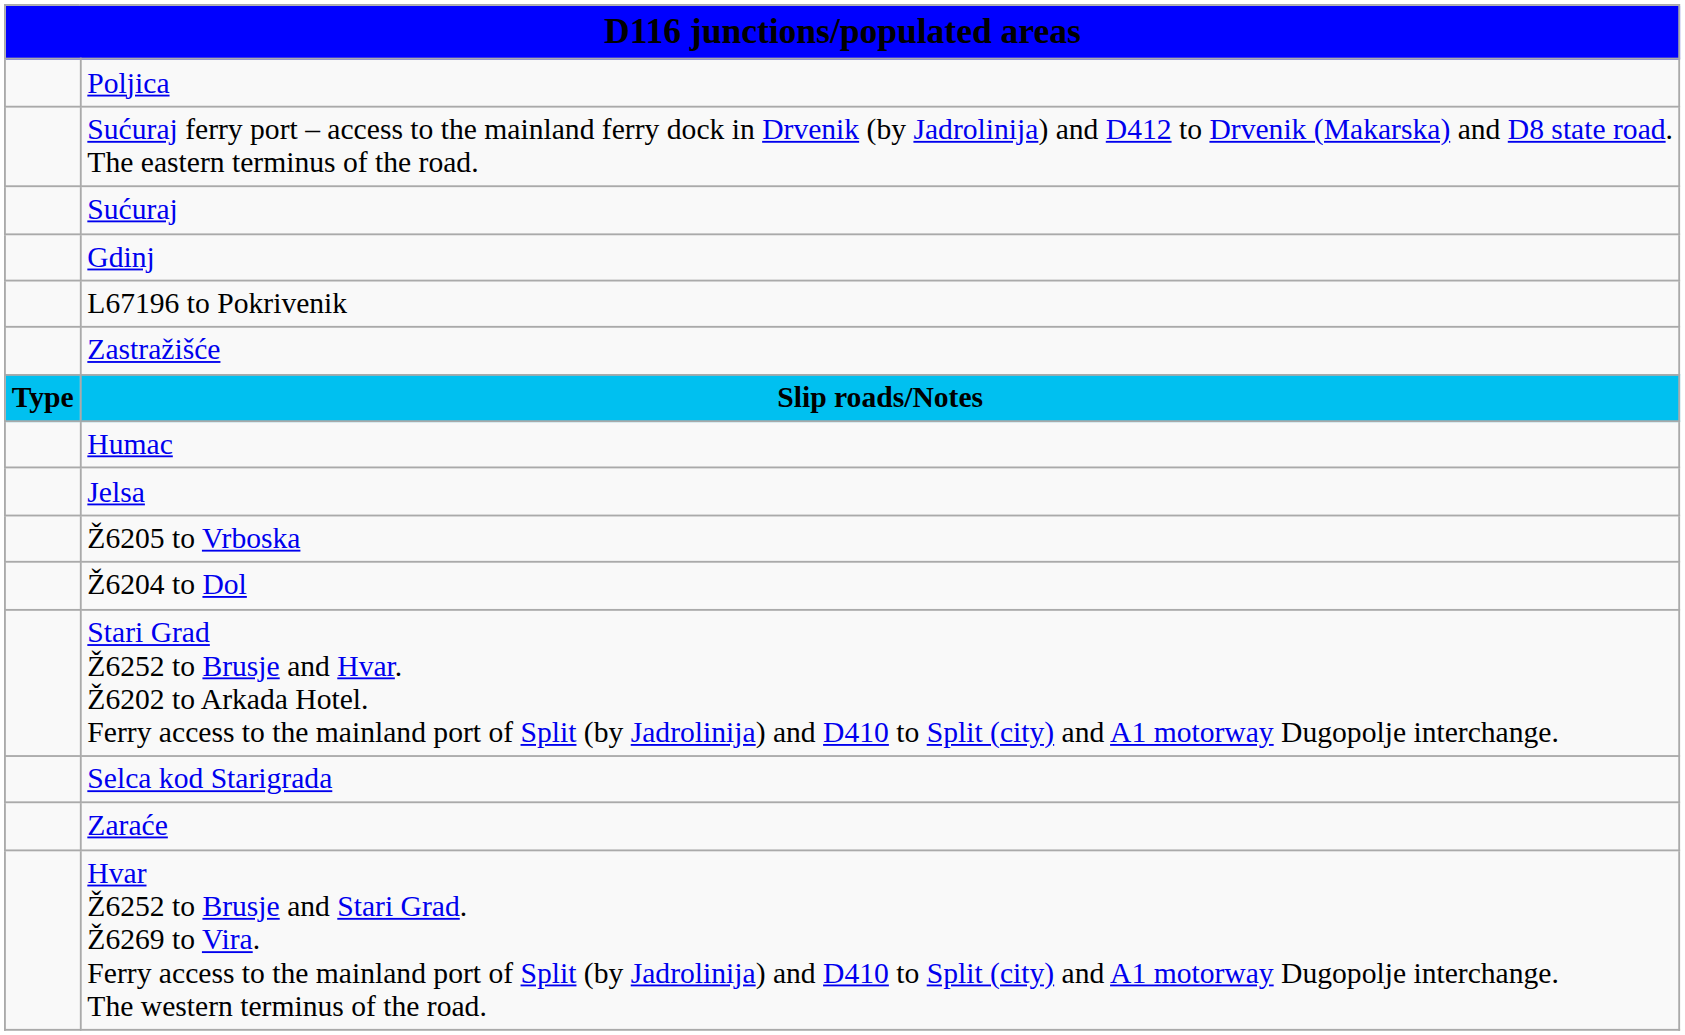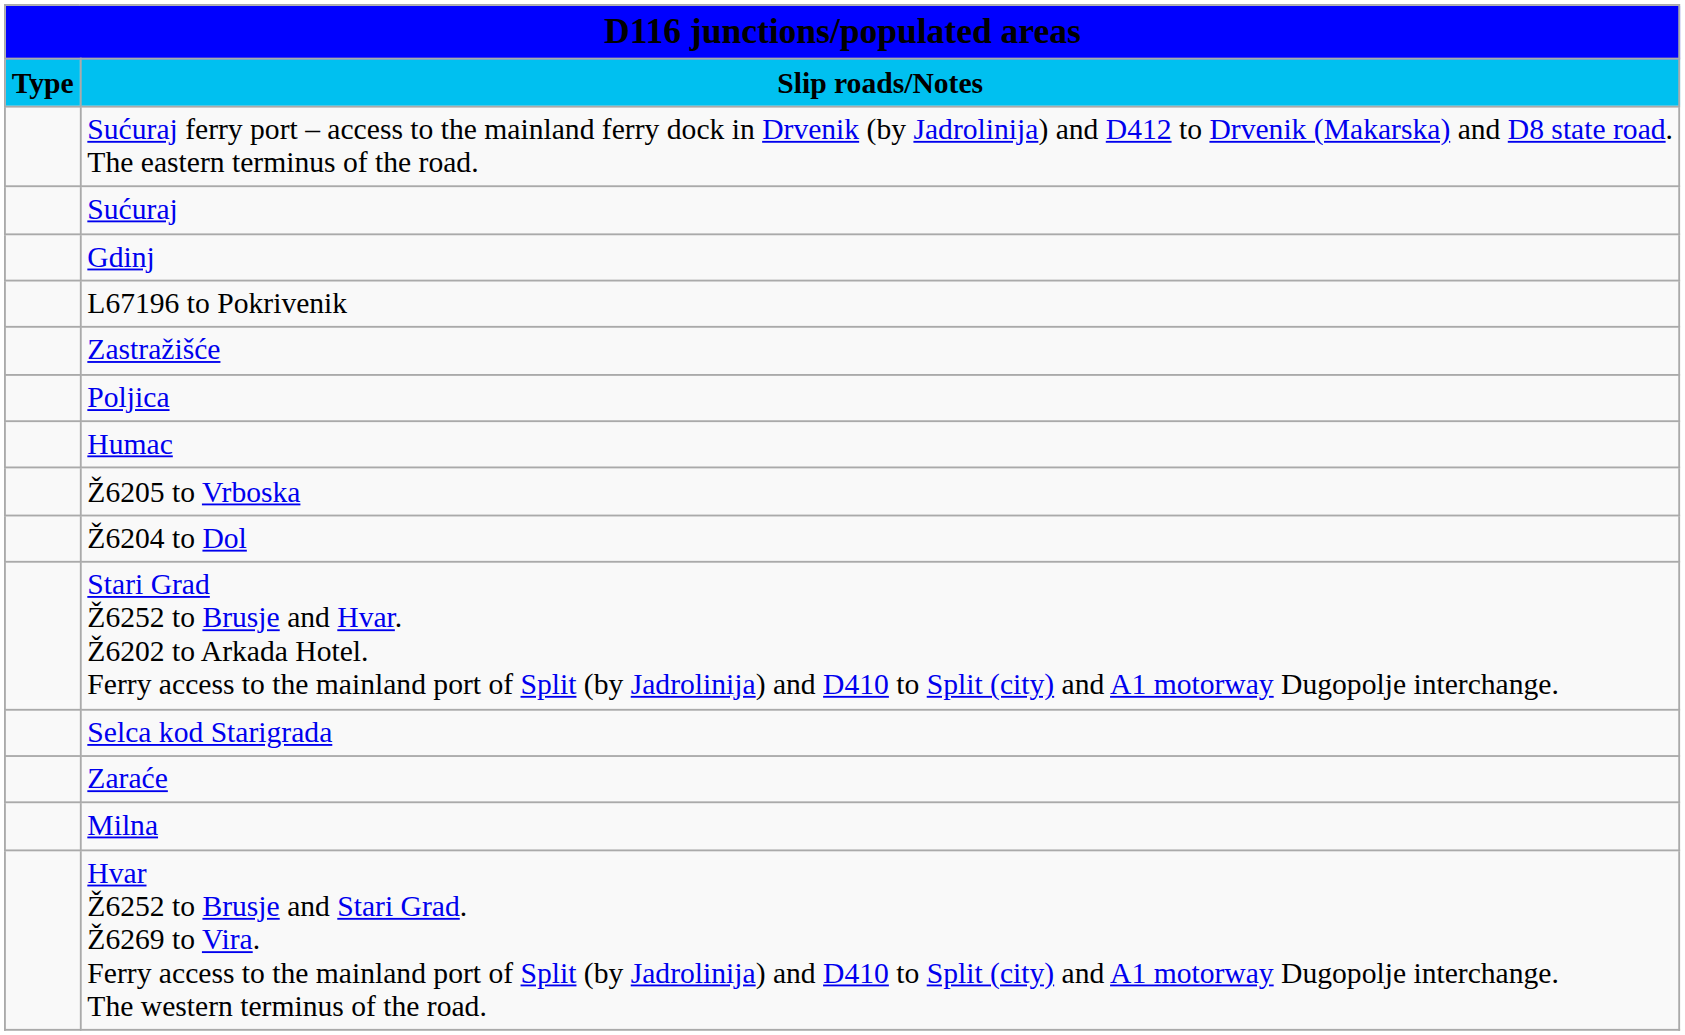rows swapped: (880, 397) <-> (128, 82)
- row: (116, 491)
+ row: (123, 825)
